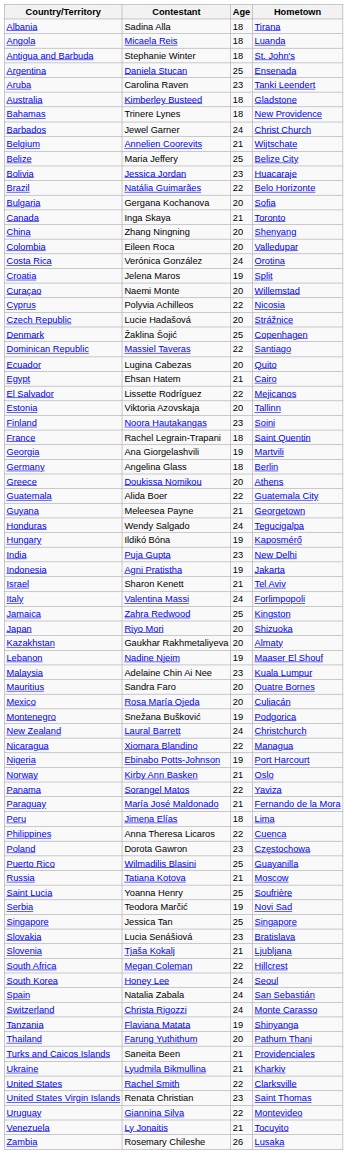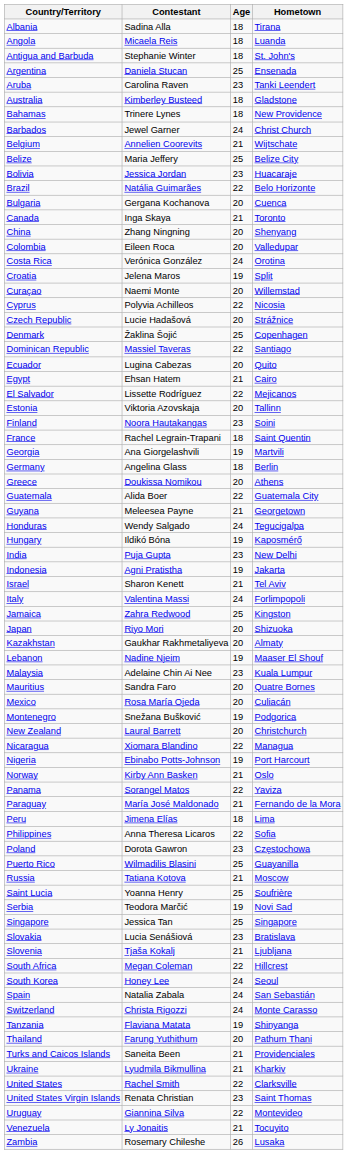(265, 203) Sofia -> (271, 203) Cuenca
(238, 731) 24 -> (238, 731) 20
(271, 834) Cuenca -> (265, 834) Sofia
